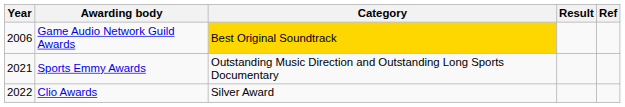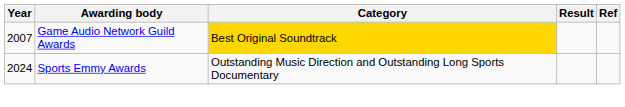(20, 37) 2006 -> (20, 37) 2007
(20, 68) 2021 -> (20, 68) 2024
- row: (67, 93)
